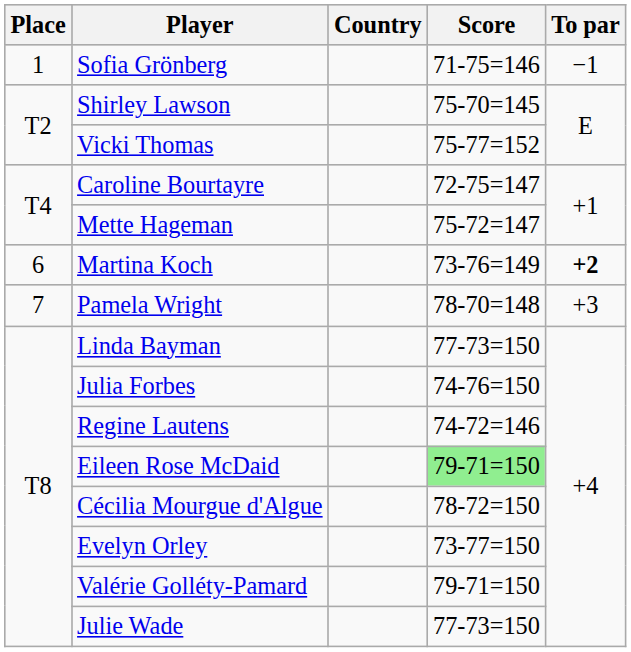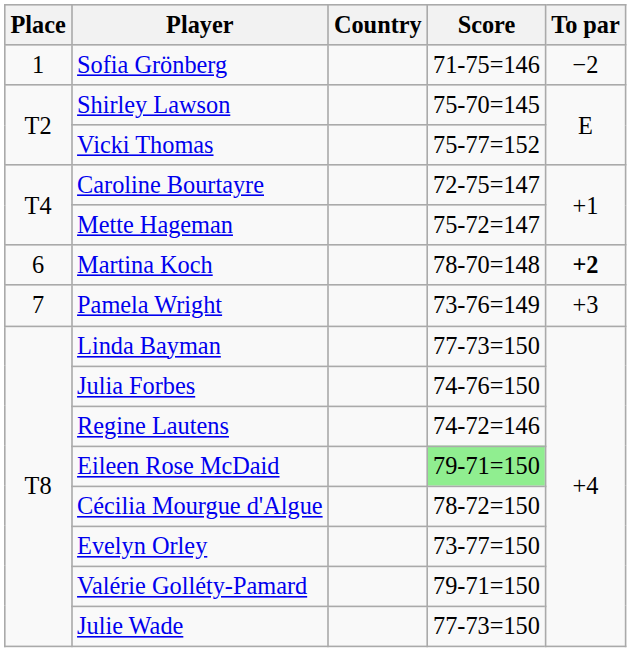(585, 64) −1 -> (585, 64) −2
(486, 265) 73-76=149 -> (486, 265) 78-70=148
(486, 305) 78-70=148 -> (486, 305) 73-76=149
